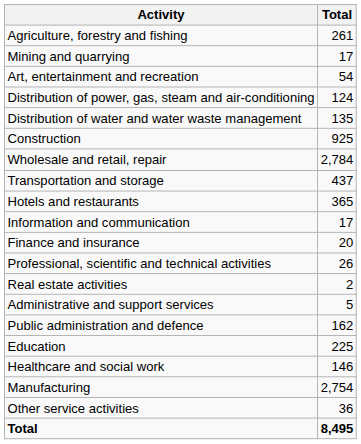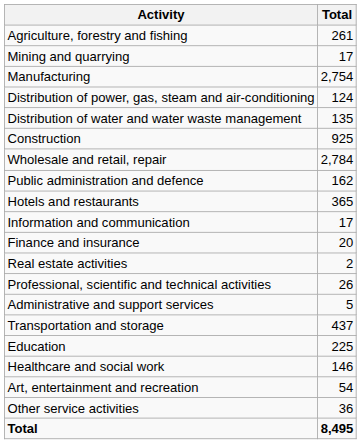rows swapped: (49, 387) <-> (103, 77)
rows swapped: (86, 181) <-> (105, 325)
rows swapped: (67, 284) <-> (139, 263)
